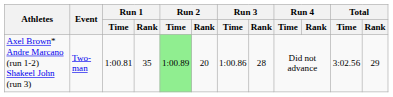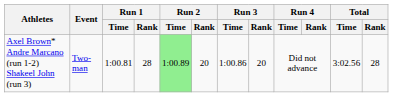(147, 63) 35 -> (147, 63) 28
(261, 63) 28 -> (261, 63) 20
(375, 63) 29 -> (375, 63) 28
